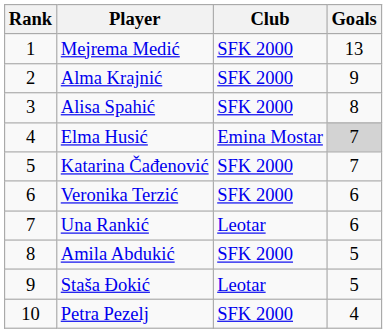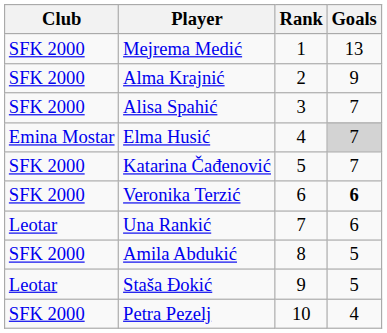columns swapped: (31, 19) <-> (270, 19)
(354, 107) 8 -> (354, 107) 7
(354, 195) normal -> (354, 195) bold
